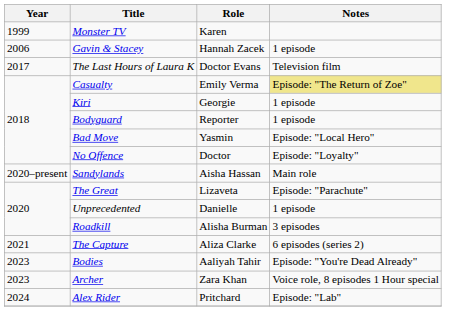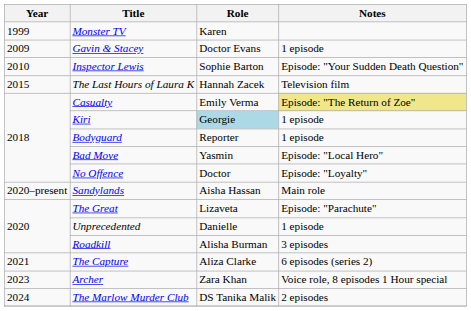(18, 48) 2006 -> (18, 48) 2009
(232, 48) Hannah Zacek -> (230, 48) Doctor Evans
+ row: (108, 66)
(18, 66) 2017 -> (18, 84) 2015
(230, 66) Doctor Evans -> (232, 84) Hannah Zacek
(217, 102) no background -> (217, 119) lightblue background
- row: (88, 262)
- row: (96, 297)
+ row: (131, 297)
